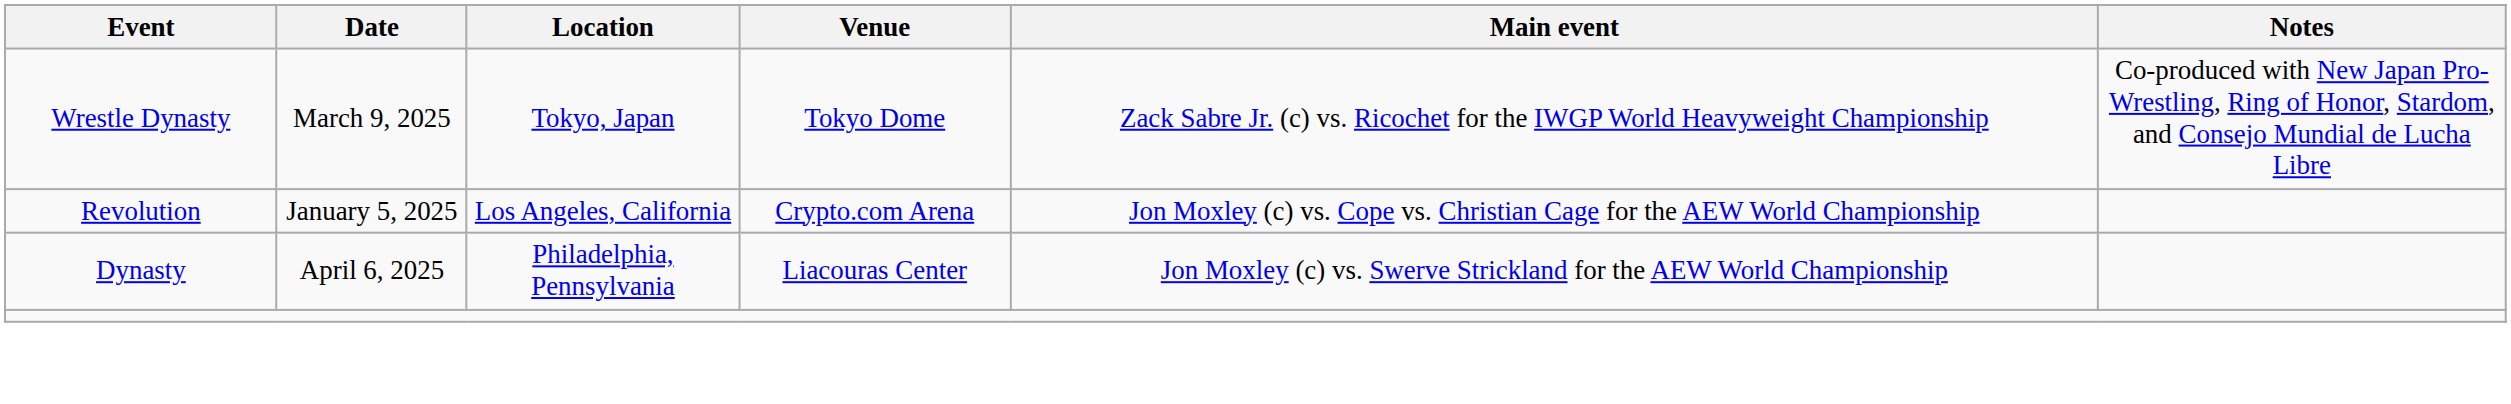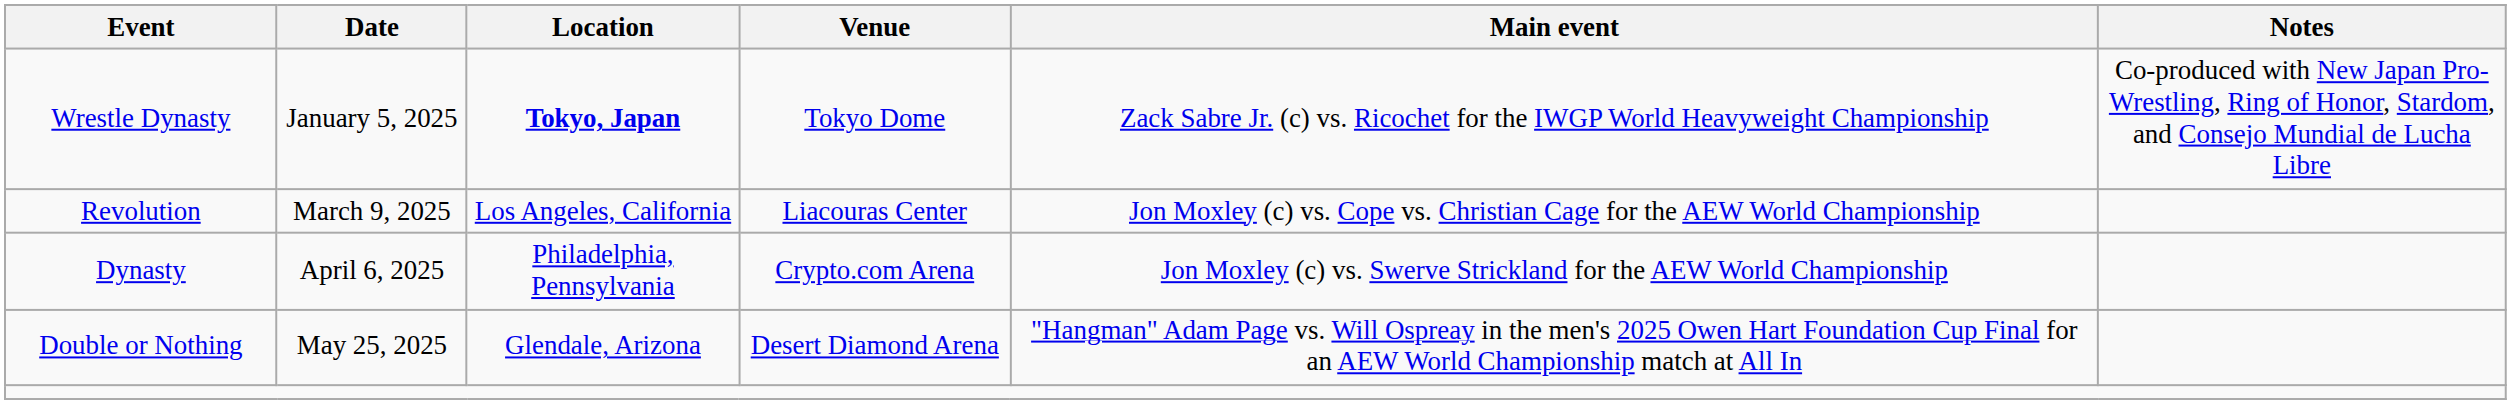(372, 118) March 9, 2025 -> (372, 118) January 5, 2025
(603, 118) normal -> (603, 118) bold
(372, 210) January 5, 2025 -> (372, 210) March 9, 2025
(875, 210) Crypto.com Arena -> (875, 210) Liacouras Center
(875, 270) Liacouras Center -> (875, 270) Crypto.com Arena
+ row: (141, 346)
